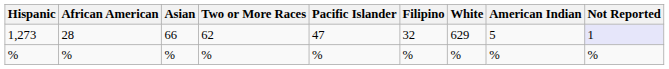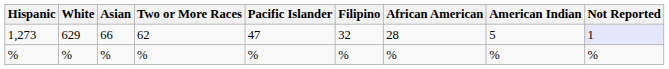columns swapped: (467, 14) <-> (110, 14)
